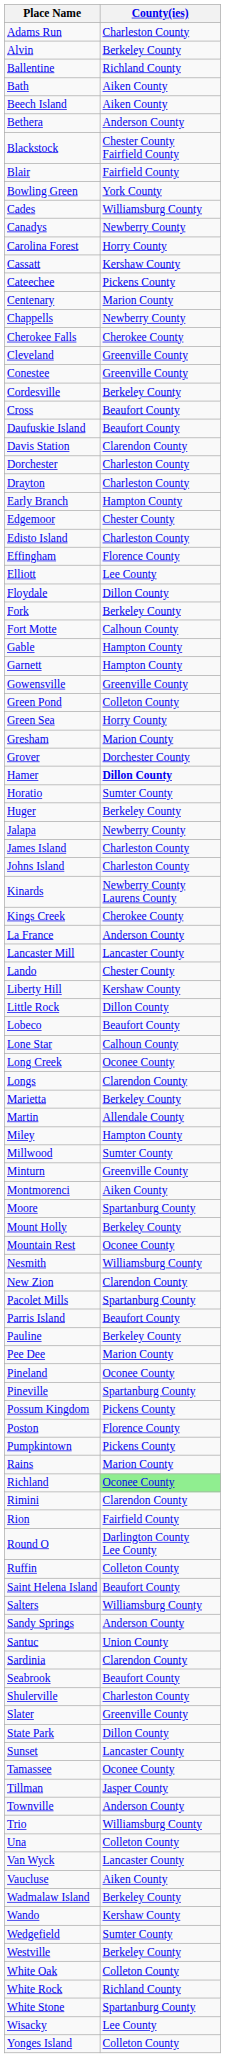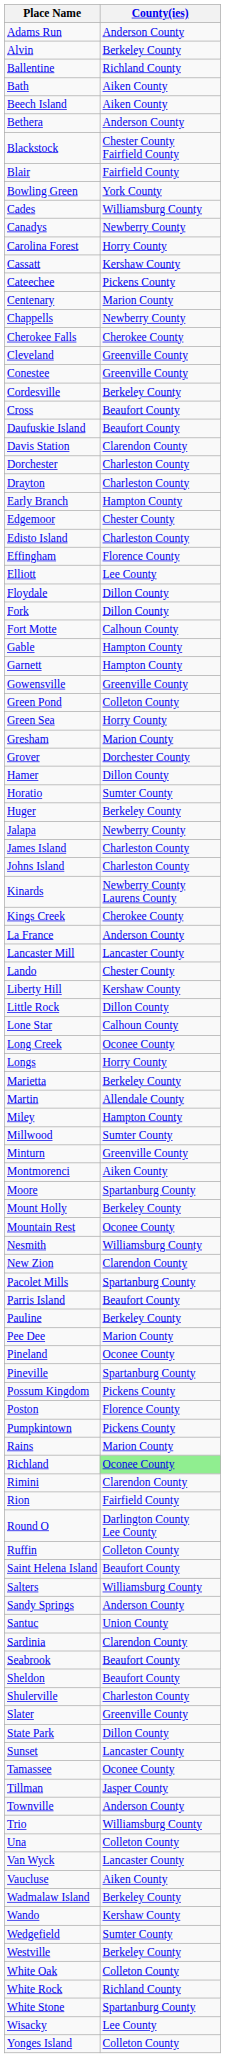(146, 31) Charleston County -> (143, 31) Anderson County
(142, 611) Berkeley County -> (136, 611) Dillon County
(137, 775) bold -> (136, 775) normal
- row: (24, 1026)
(145, 1080) Clarendon County -> (135, 1062) Horry County
+ row: (26, 1678)
